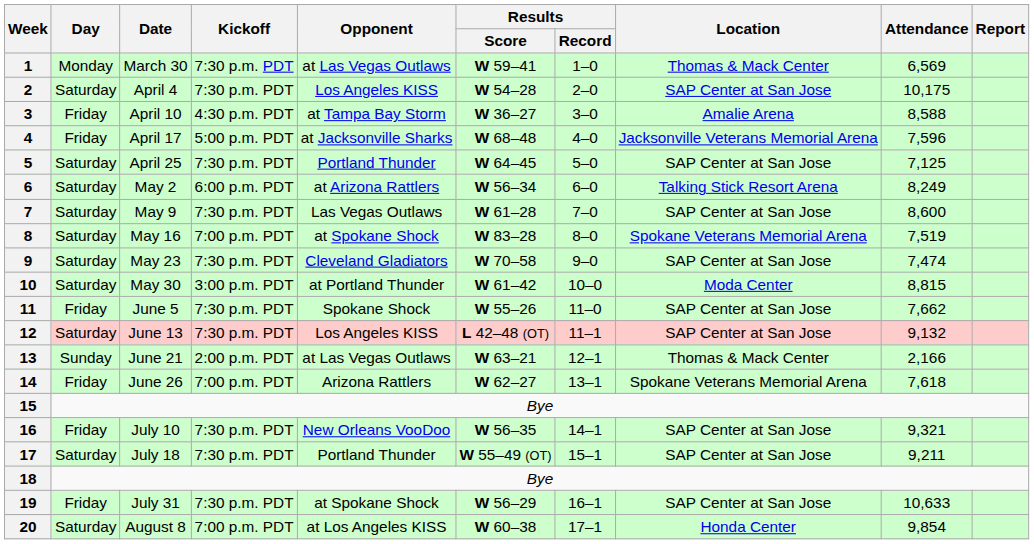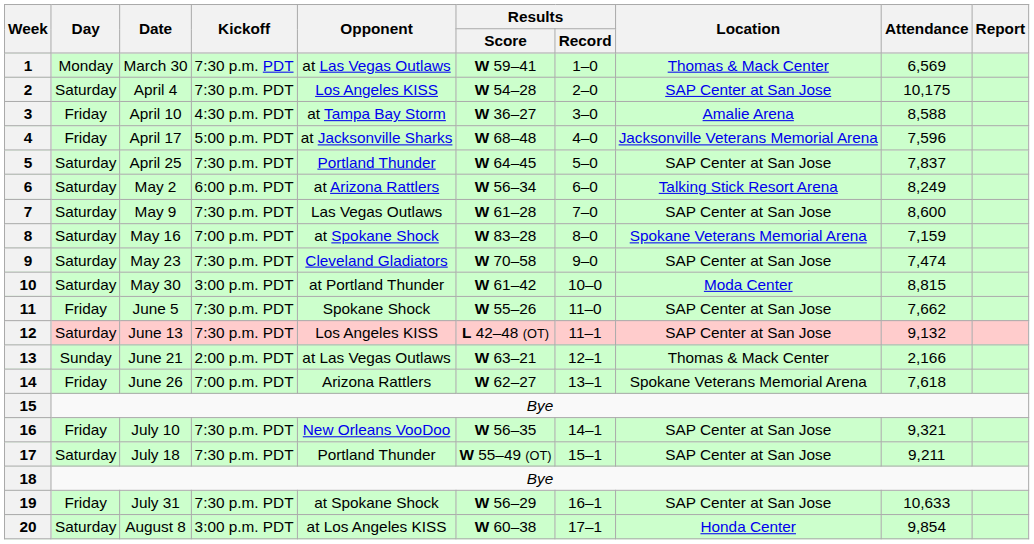(927, 163) 7,125 -> (927, 163) 7,837
(927, 236) 7,519 -> (927, 236) 7,159
(244, 527) 7:00 p.m. PDT -> (244, 527) 3:00 p.m. PDT
